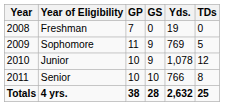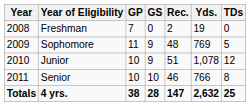+ column: (178, 12)
